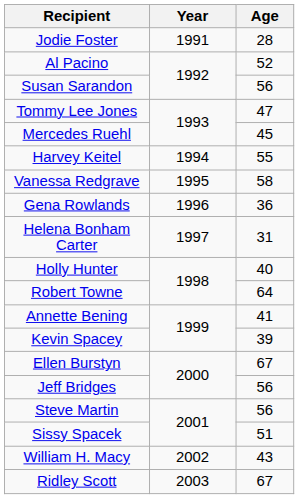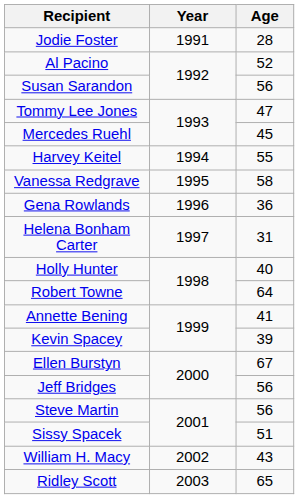(265, 481) 67 -> (265, 481) 65
